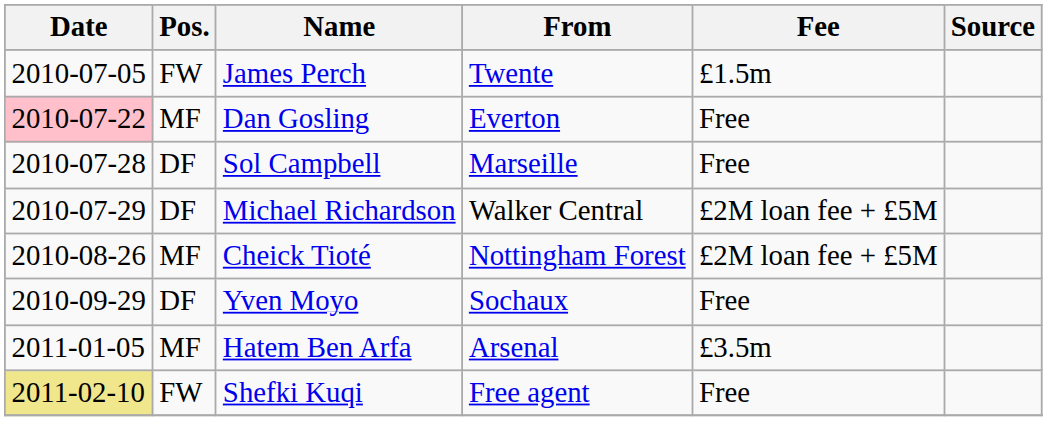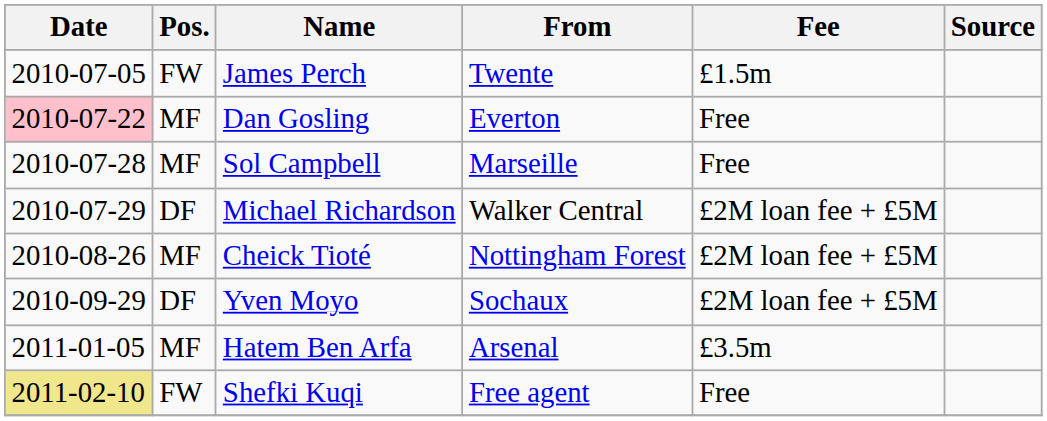(178, 164) DF -> (180, 164) MF
(725, 301) Free -> (818, 301) £2M loan fee + £5M
